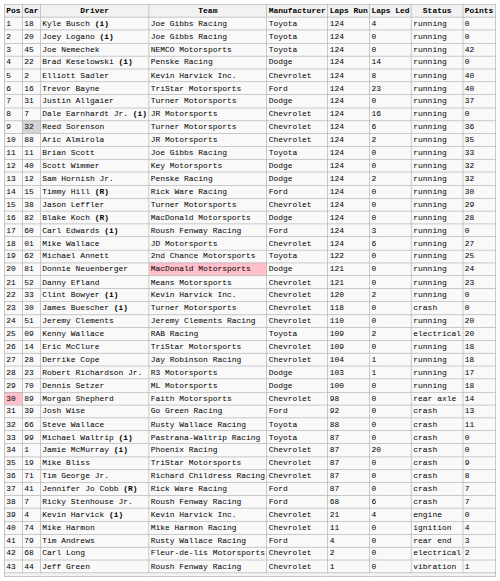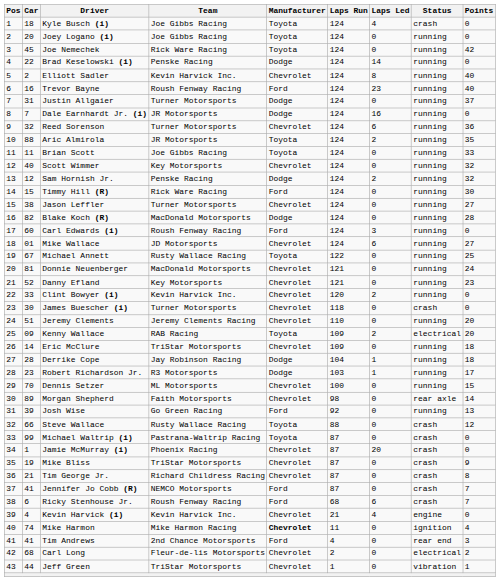(430, 24) running -> (425, 24) crash
(191, 50) NEMCO Motorsports -> (189, 50) Rick Ware Racing
(196, 88) TriStar Motorsports -> (196, 88) Roush Fenway Racing
(290, 114) Chevrolet -> (281, 114) Dodge
(29, 127) lightgrey background -> (29, 127) no background
(290, 140) Chevrolet -> (283, 140) Toyota
(281, 166) Dodge -> (290, 166) Chevrolet
(469, 205) 29 -> (469, 205) 27
(29, 256) 62 -> (29, 256) 67
(203, 256) 2nd Chance Motorsports -> (198, 256) Rusty Wallace Racing
(201, 269) pink background -> (201, 269) no background
(281, 269) Dodge -> (290, 269) Chevrolet
(191, 282) Means Motorsports -> (186, 282) Key Motorsports
(290, 360) Chevrolet -> (281, 360) Dodge
(281, 386) Dodge -> (290, 386) Chevrolet
(469, 386) 18 -> (469, 386) 15
(11, 398) pink background -> (11, 398) no background
(425, 411) crash -> (430, 411) running
(469, 424) 11 -> (469, 424) 12
(29, 476) 71 -> (29, 476) 21
(189, 489) Rick Ware Racing -> (191, 489) NEMCO Motorsports
(27, 502) 7 -> (27, 502) 6
(290, 528) normal -> (290, 528) bold
(29, 541) 79 -> (29, 541) 41
(198, 541) Rusty Wallace Racing -> (203, 541) 2nd Chance Motorsports
(196, 567) Roush Fenway Racing -> (196, 567) TriStar Motorsports
